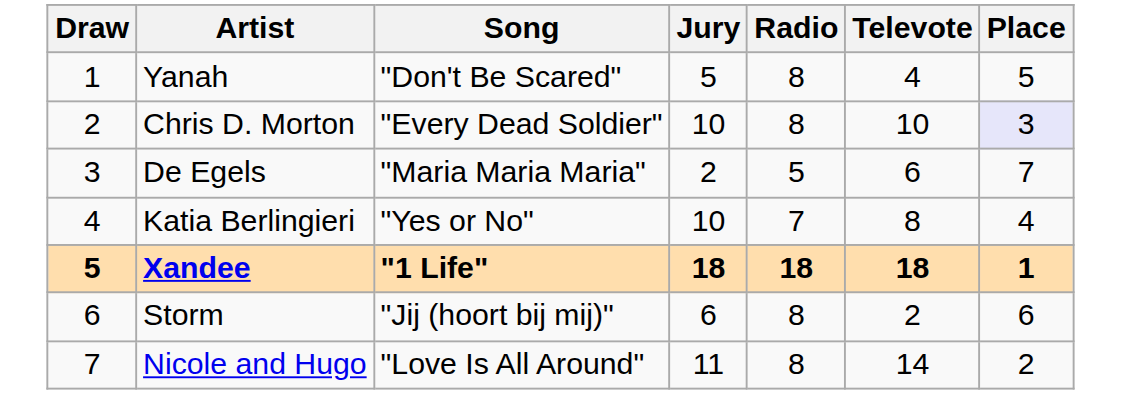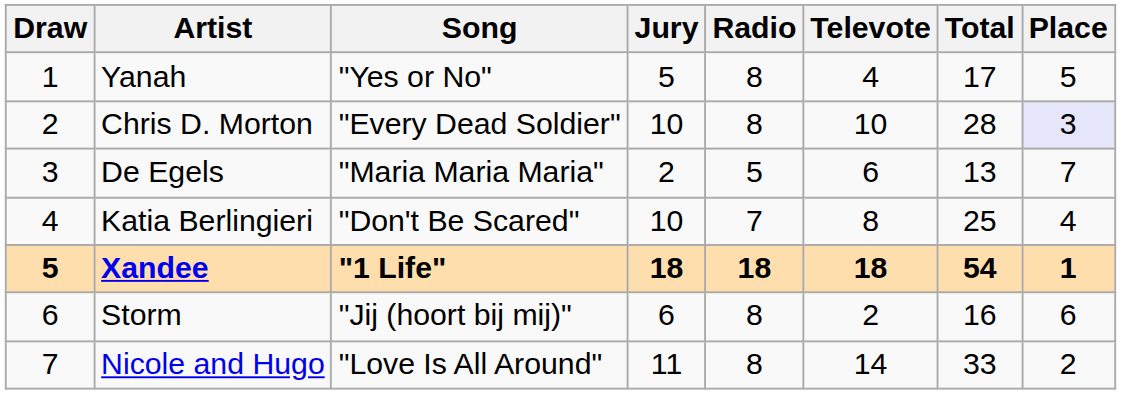+ column: (980, 28)
(501, 76) "Don't Be Scared" -> (415, 76) "Yes or No"
(457, 220) "Yes or No" -> (459, 220) "Don't Be Scared"
